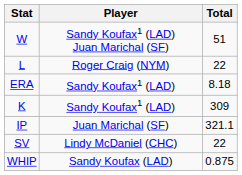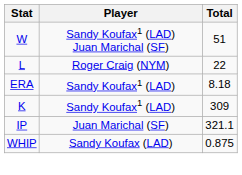- row: (22, 143)
